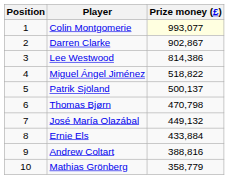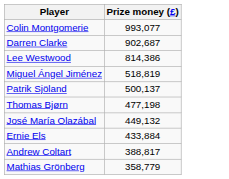- column: (26, 12)
(186, 27) lightyellow background -> (143, 27) no background
(186, 43) 902,867 -> (143, 43) 902,687
(186, 74) 518,822 -> (143, 74) 518,819
(186, 105) 470,798 -> (143, 105) 477,198
(186, 151) 388,816 -> (143, 151) 388,817
